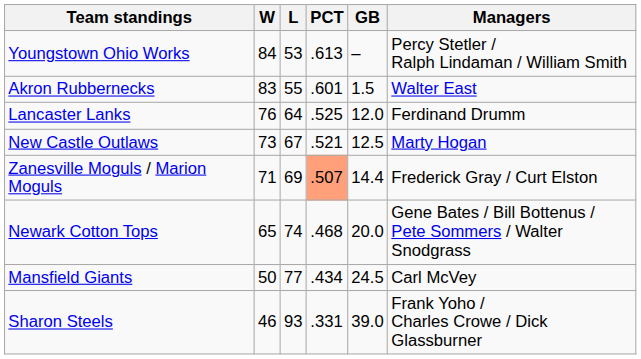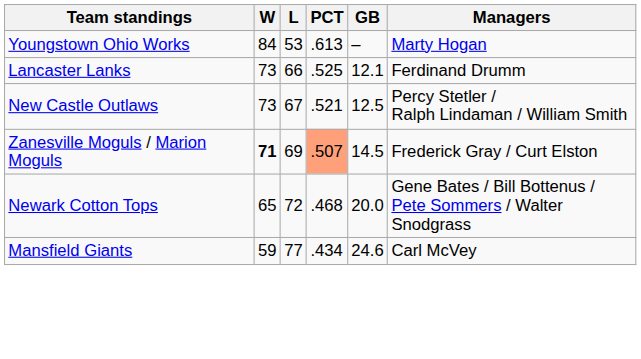(509, 53) Percy Stetler / Ralph Lindaman / William Smith -> (439, 44) Marty Hogan
- row: (81, 89)
(267, 115) 76 -> (267, 70) 73
(293, 115) 64 -> (293, 70) 66
(367, 115) 12.0 -> (368, 70) 12.1
(439, 141) Marty Hogan -> (509, 106) Percy Stetler / Ralph Lindaman / William Smith
(267, 177) normal -> (267, 151) bold
(367, 177) 14.4 -> (368, 151) 14.5
(293, 232) 74 -> (293, 205) 72
(267, 277) 50 -> (267, 250) 59
(367, 277) 24.5 -> (368, 250) 24.6
- row: (61, 322)
